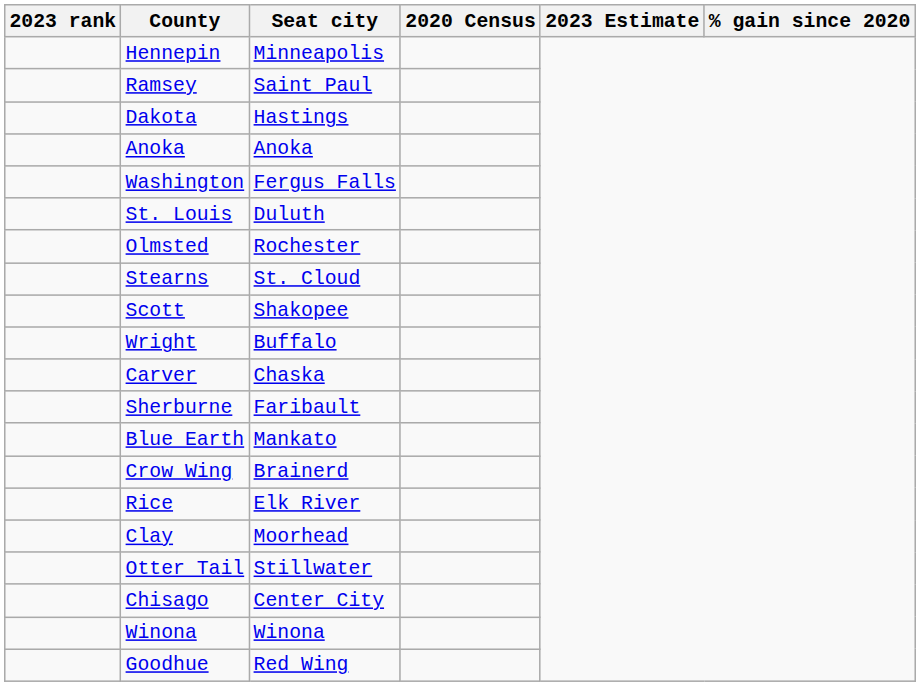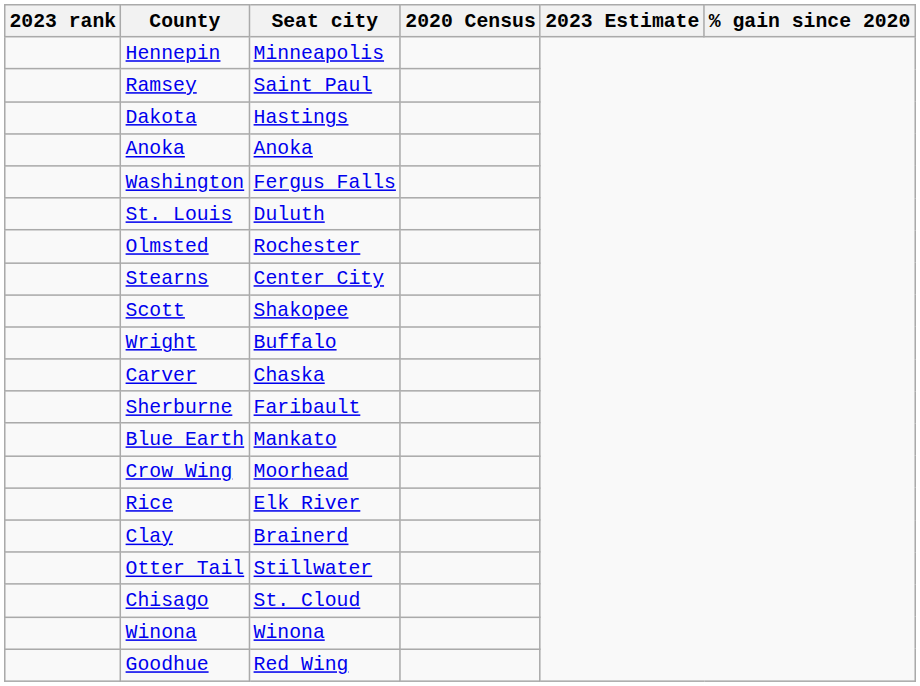(307, 279) St. Cloud -> (319, 279) Center City
(301, 472) Brainerd -> (301, 472) Moorhead
(301, 536) Moorhead -> (301, 536) Brainerd
(319, 601) Center City -> (307, 601) St. Cloud
